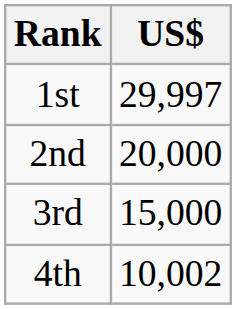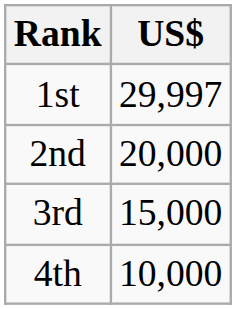(171, 272) 10,002 -> (171, 272) 10,000
